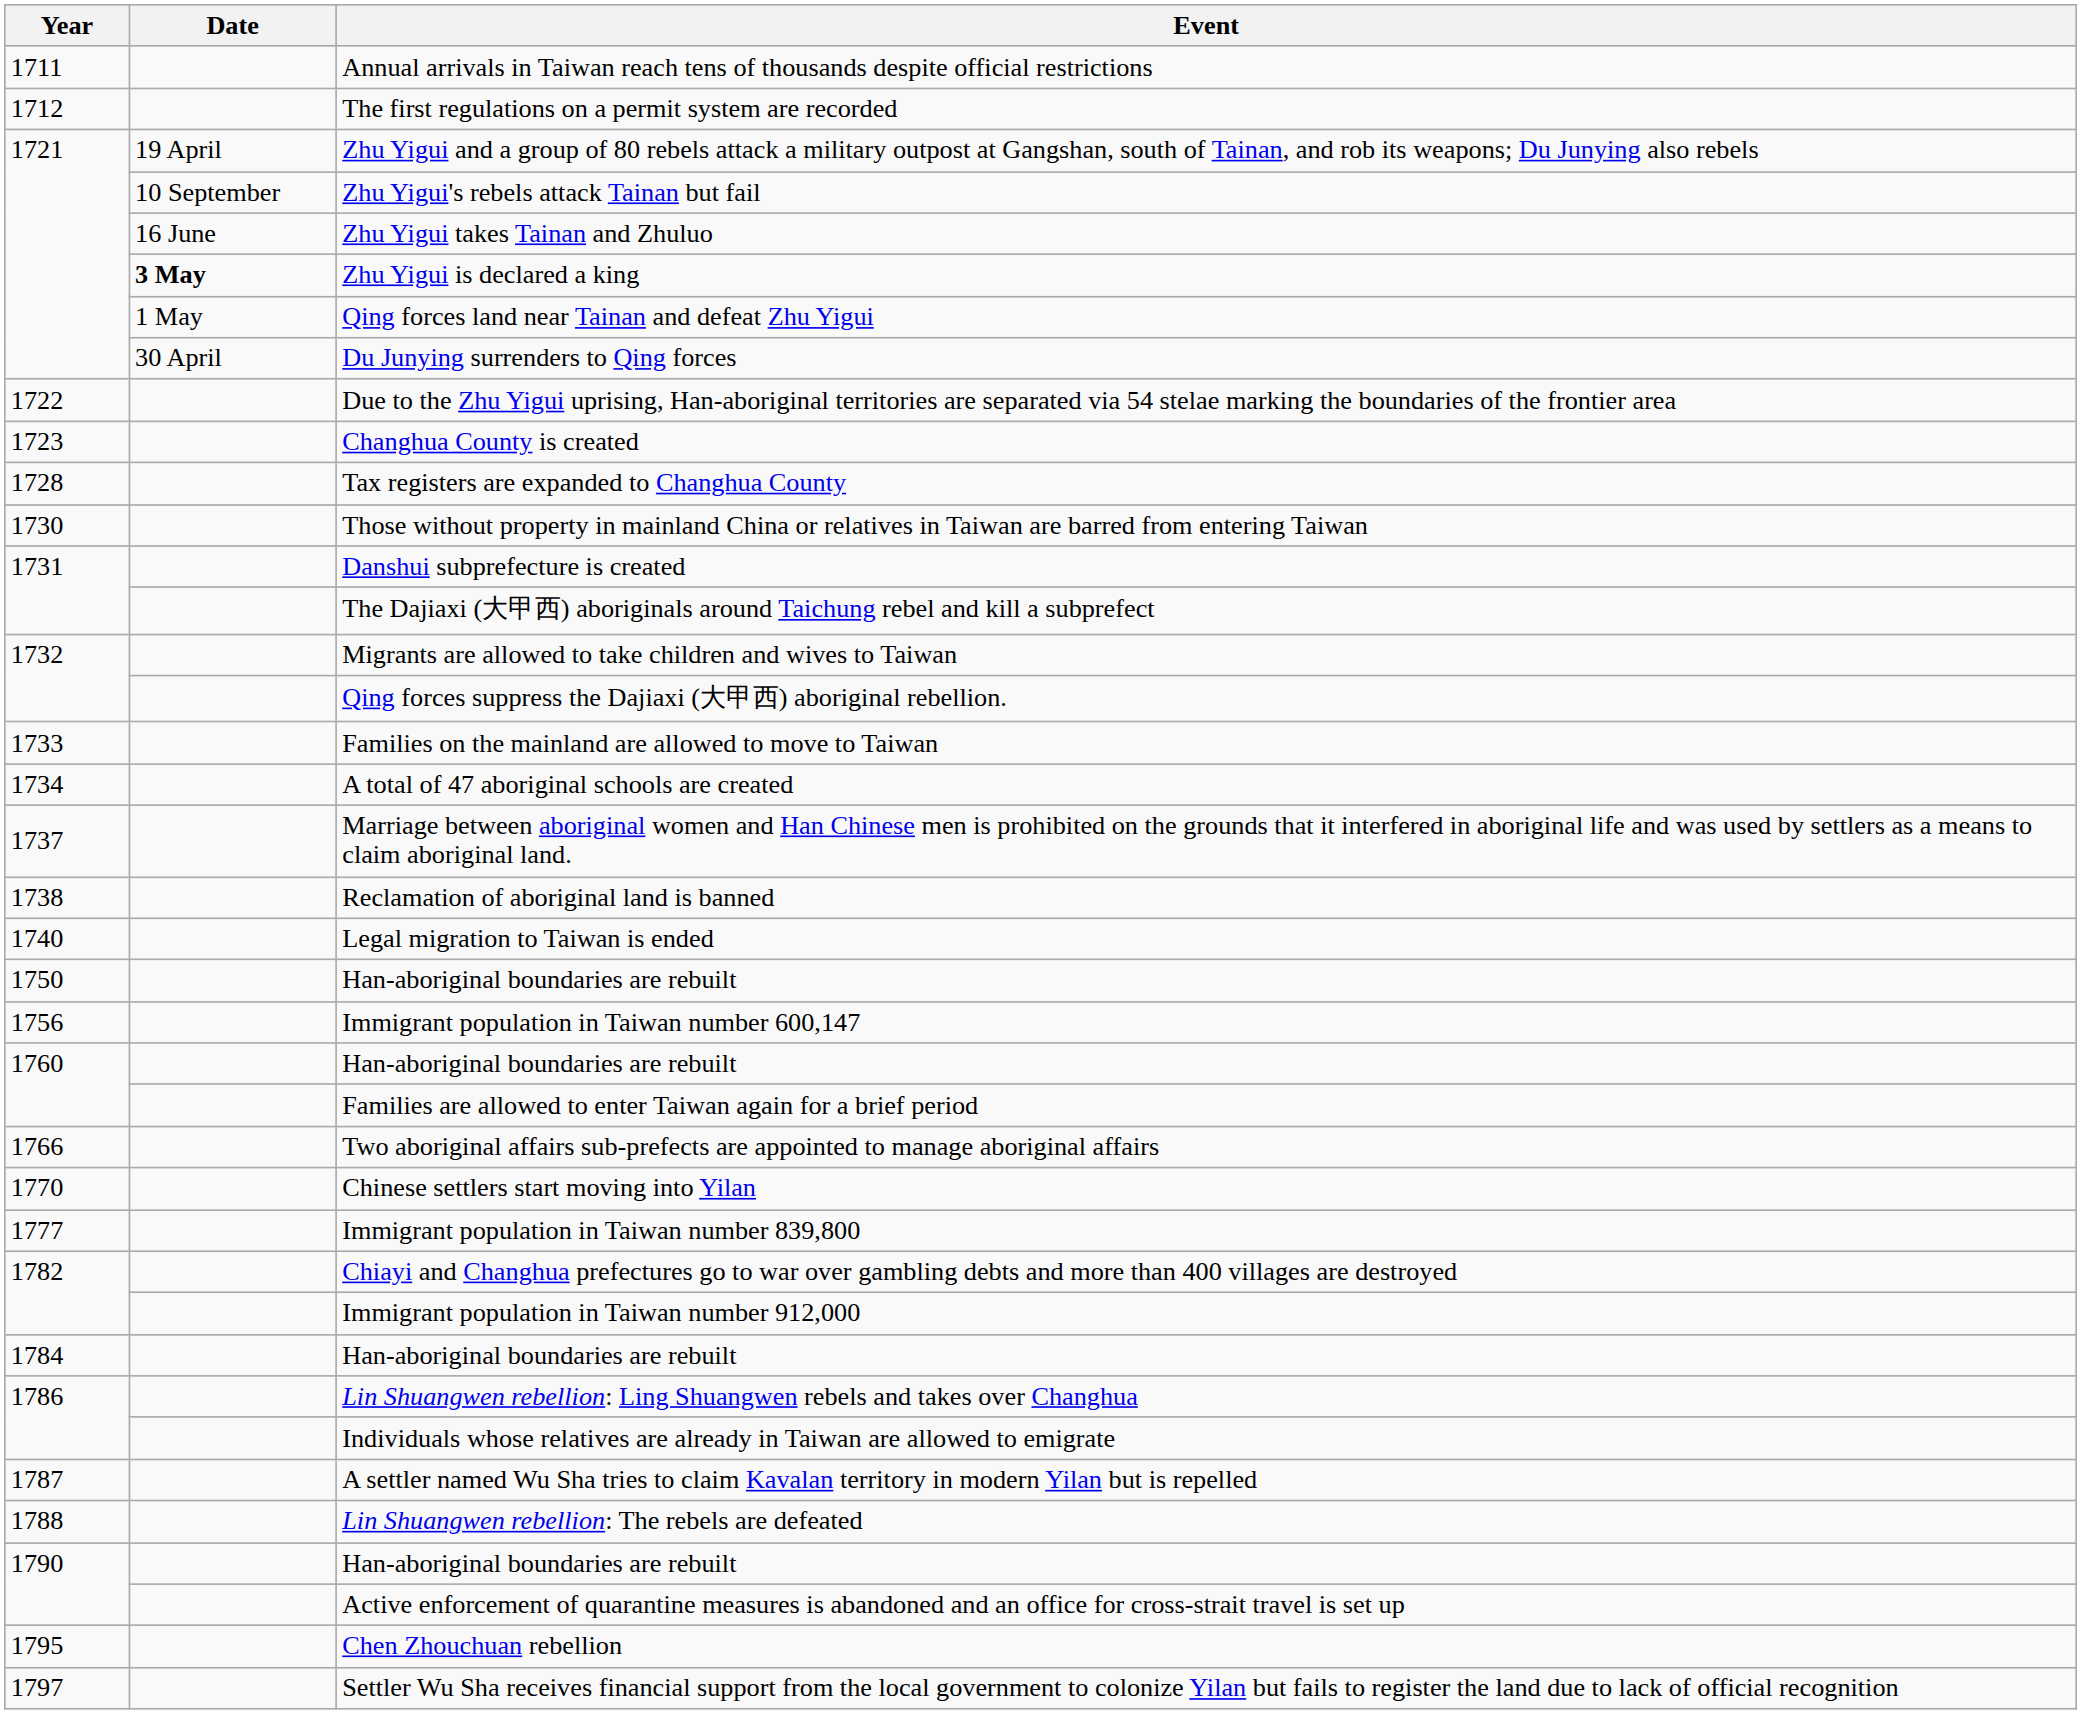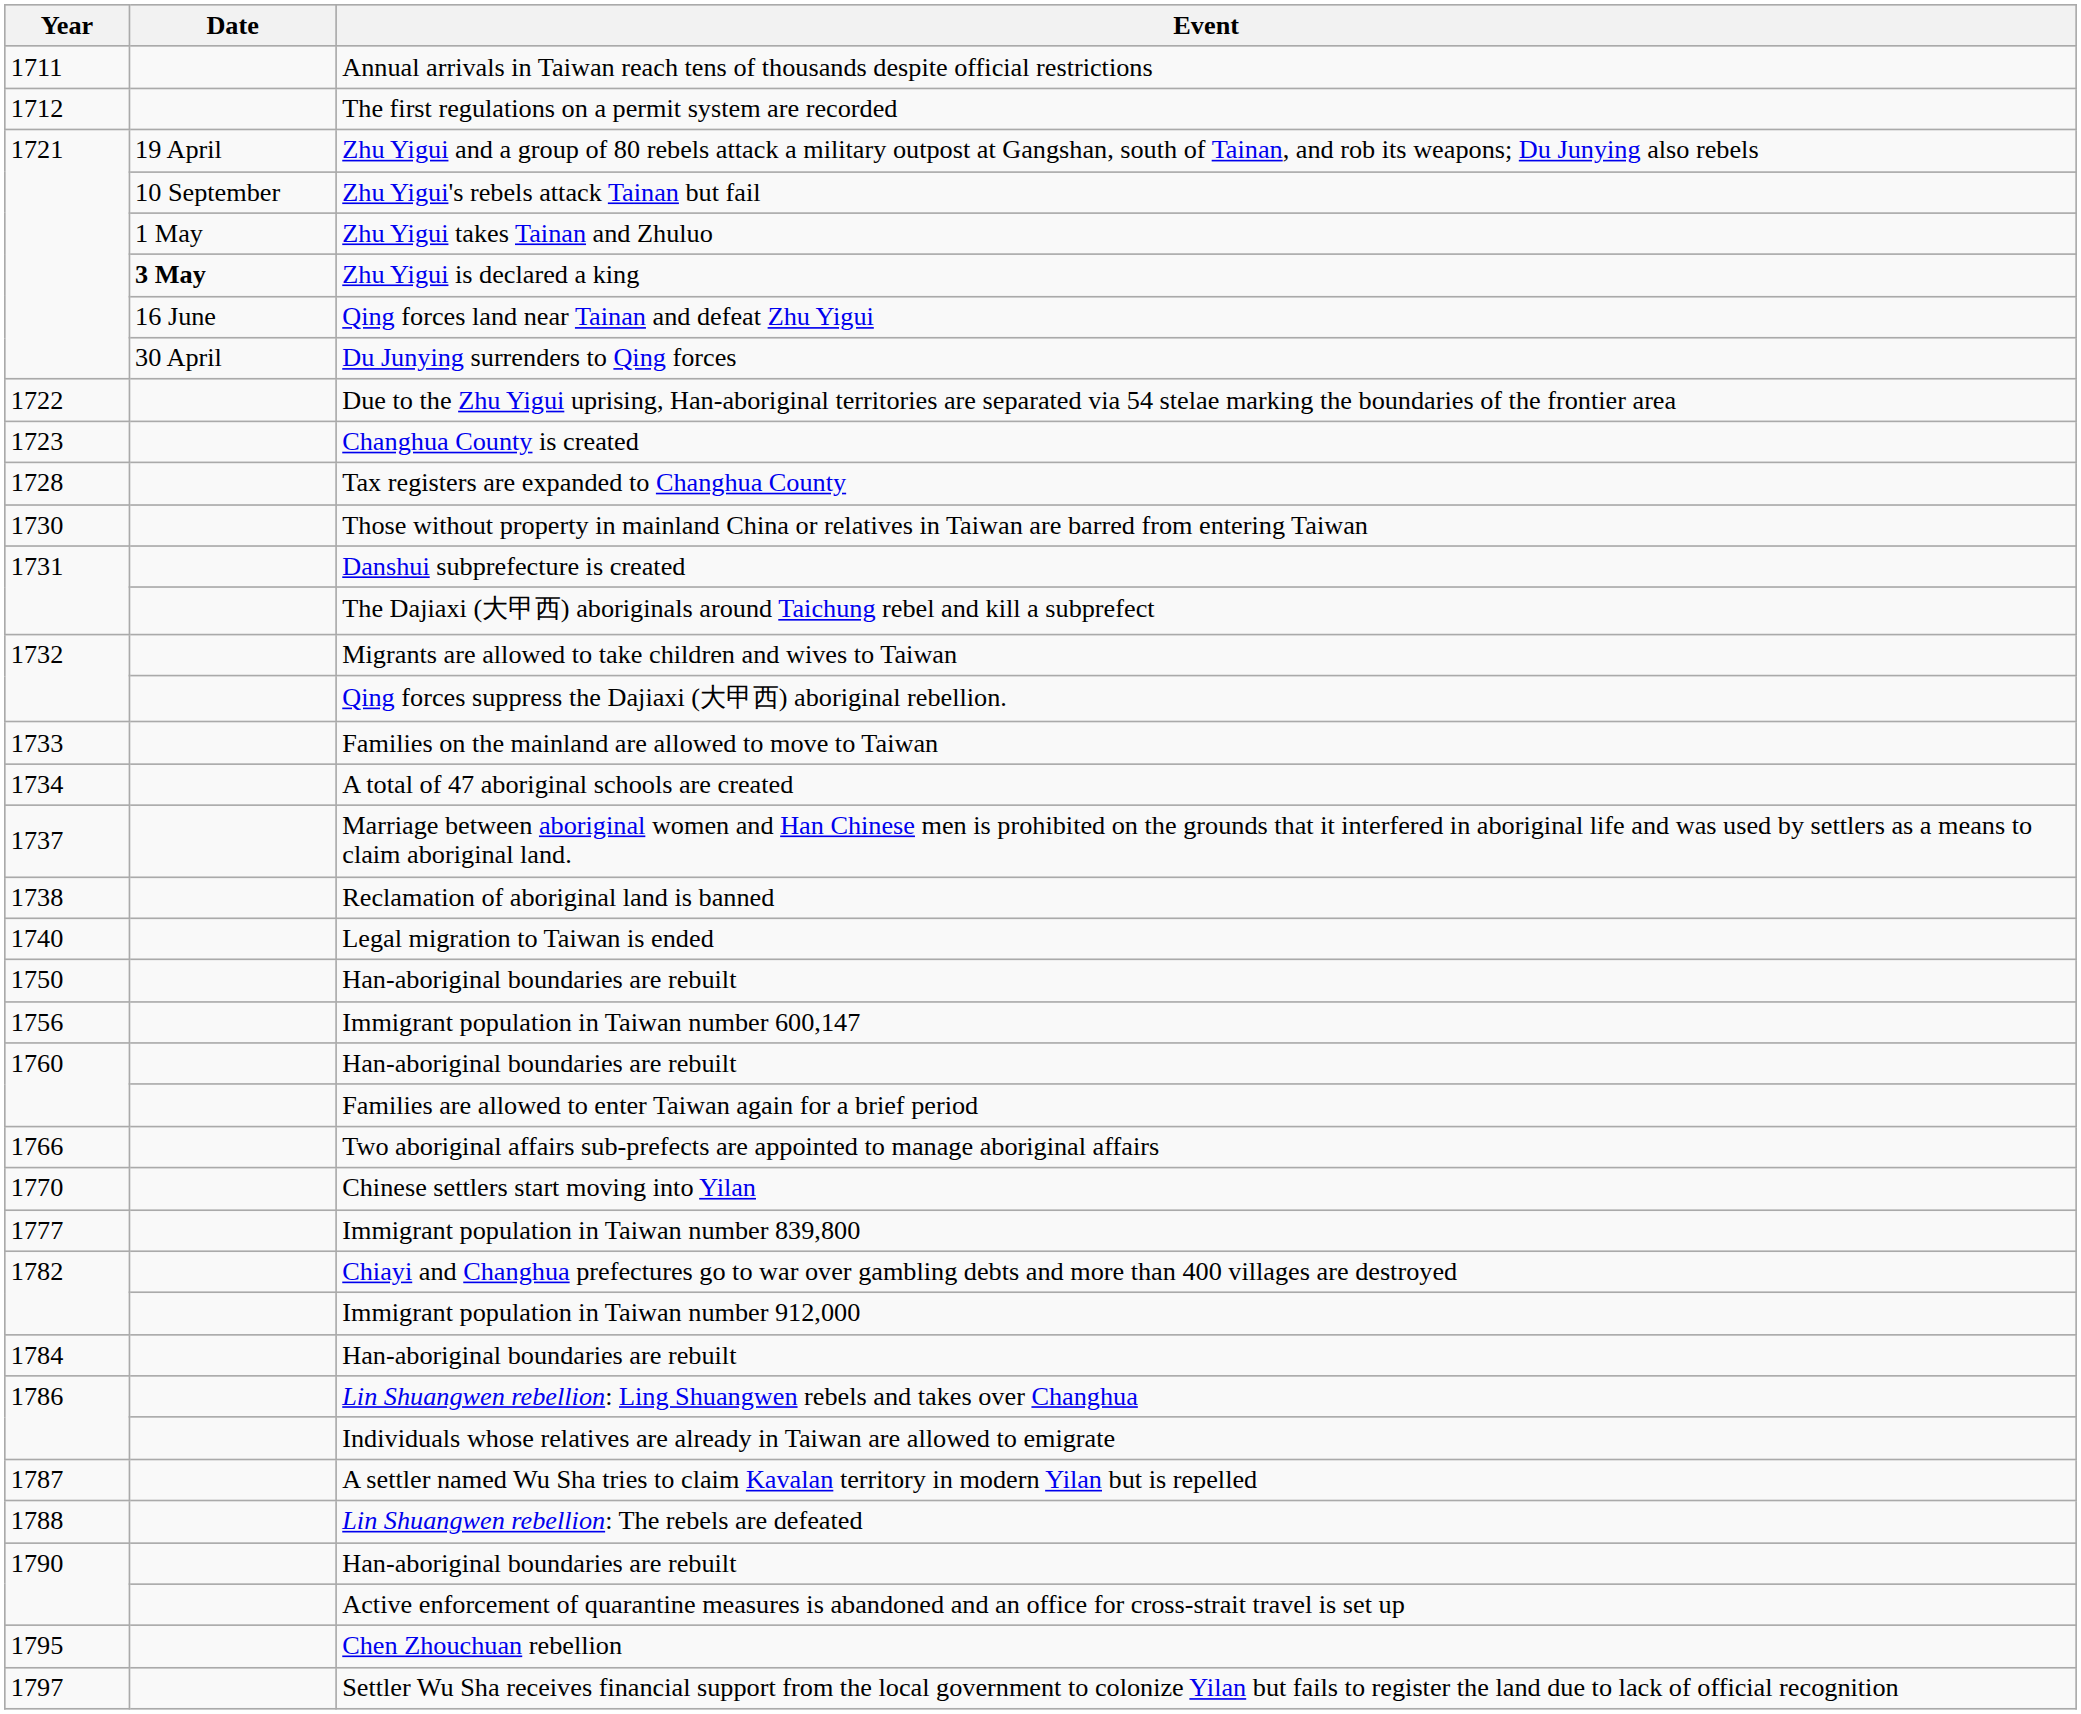(176, 233) 16 June -> (169, 233) 1 May
(169, 316) 1 May -> (176, 316) 16 June
